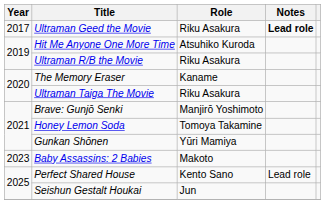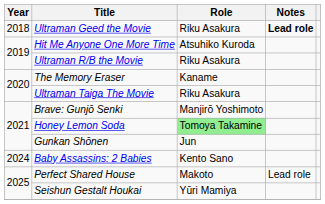(18, 28) 2017 -> (18, 28) 2018
(221, 126) no background -> (221, 126) lightgreen background
(208, 142) Yūri Mamiya -> (188, 142) Jun
(18, 158) 2023 -> (18, 158) 2024
(196, 158) Makoto -> (206, 158) Kento Sano
(206, 175) Kento Sano -> (196, 175) Makoto
(188, 191) Jun -> (208, 191) Yūri Mamiya
